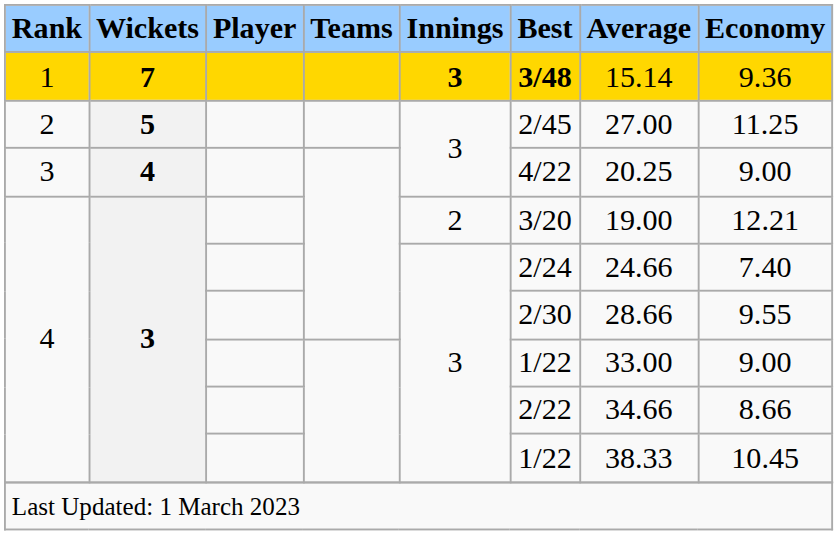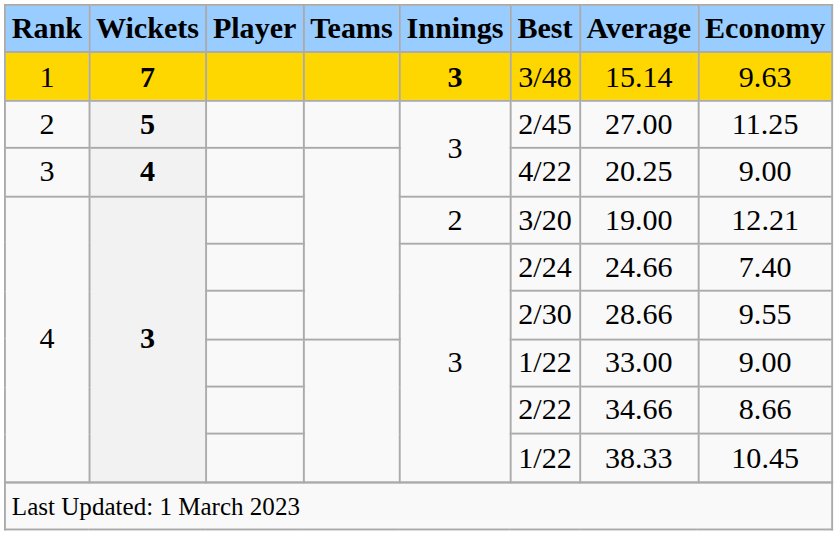(545, 76) bold -> (545, 76) normal
(765, 76) 9.36 -> (765, 76) 9.63
